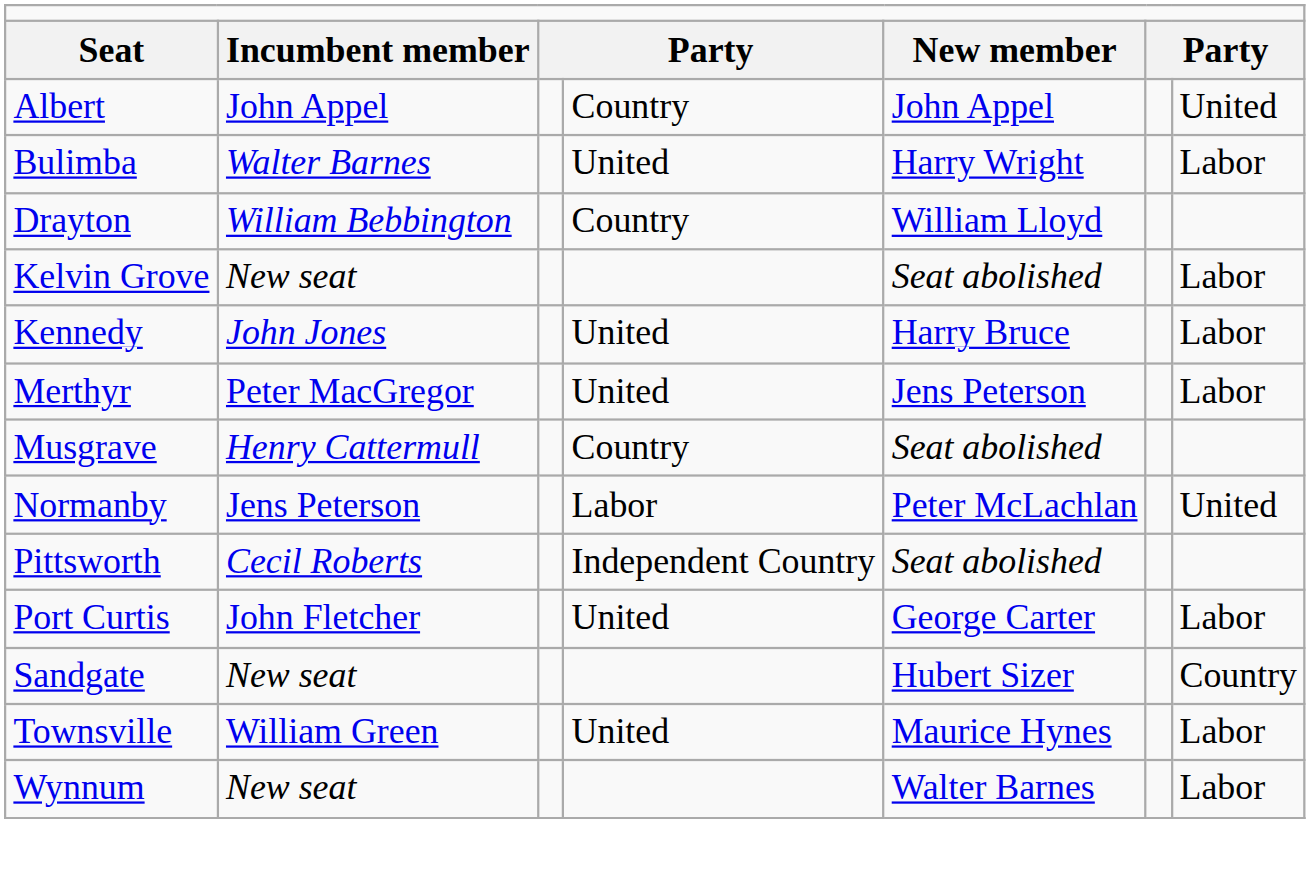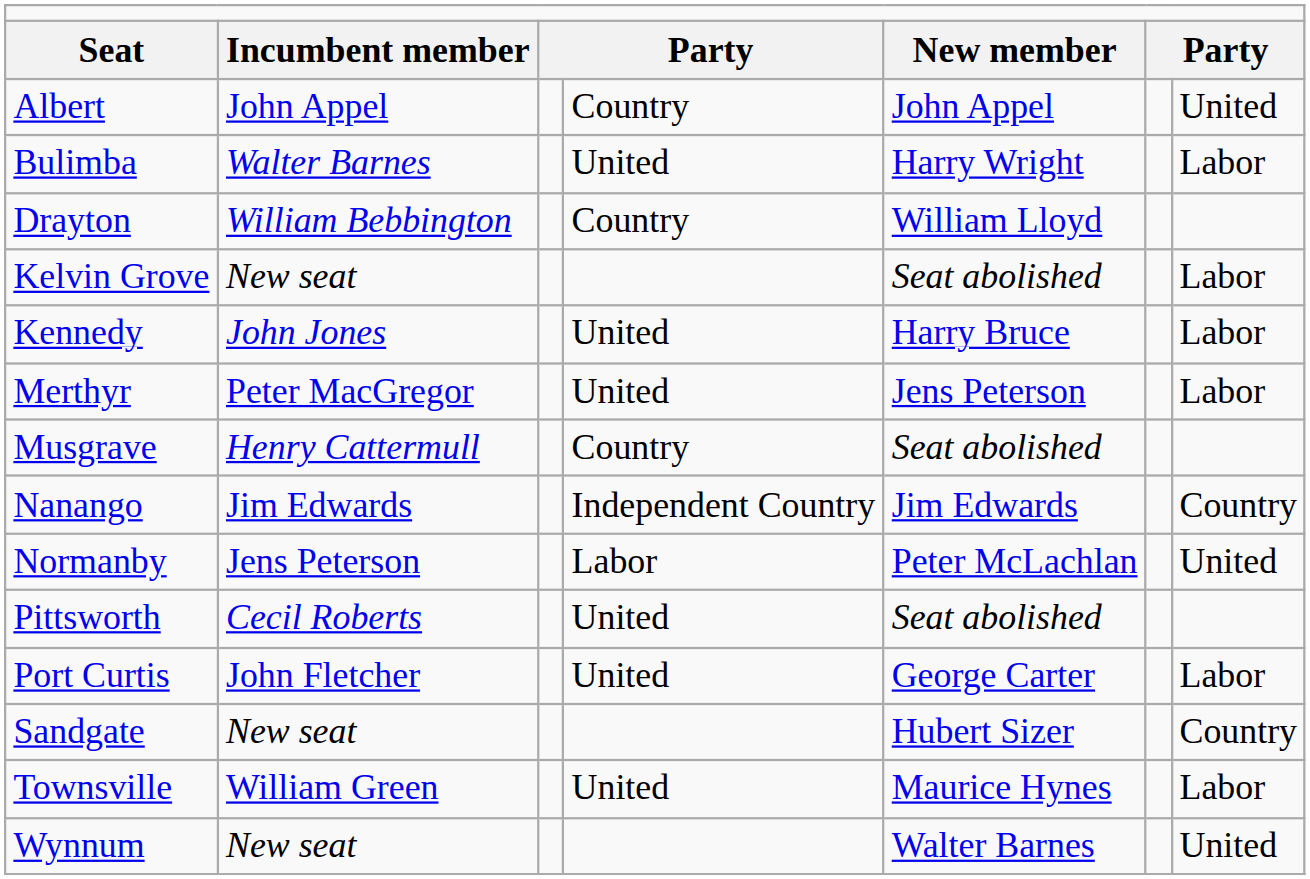+ row: (78, 504)
(723, 560) Independent Country -> (620, 617) United
(1222, 788) Labor -> (1228, 845) United
